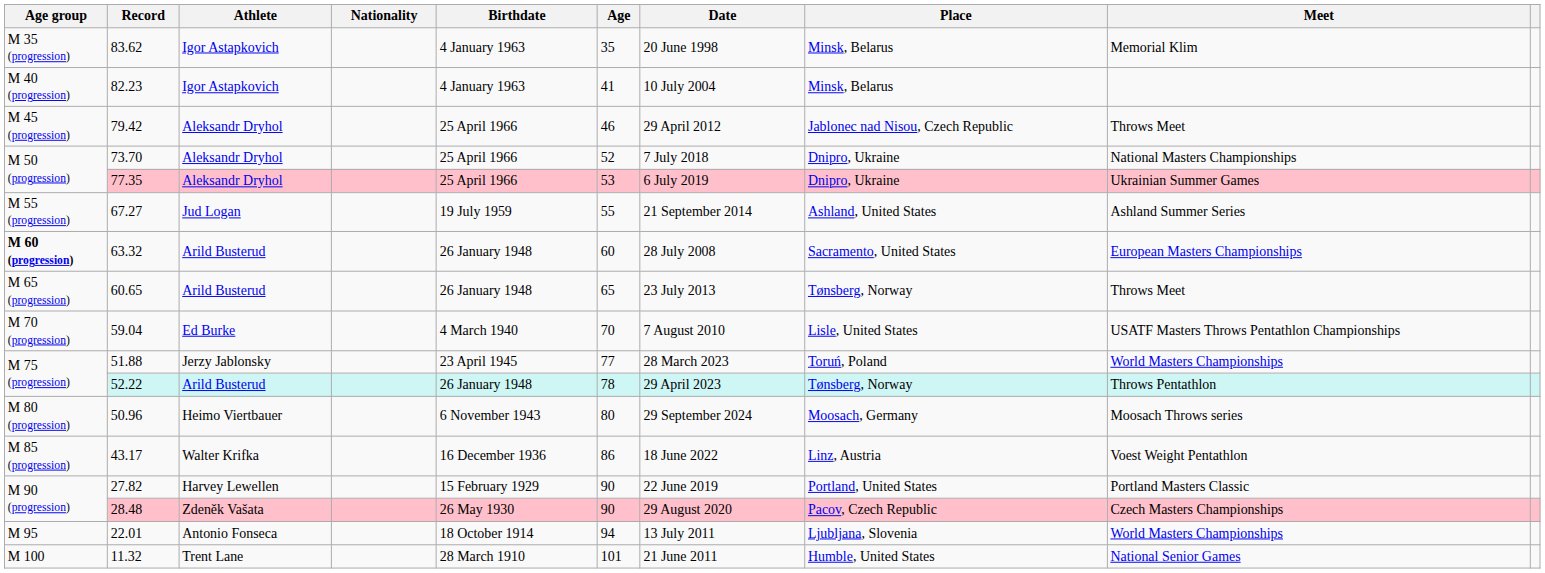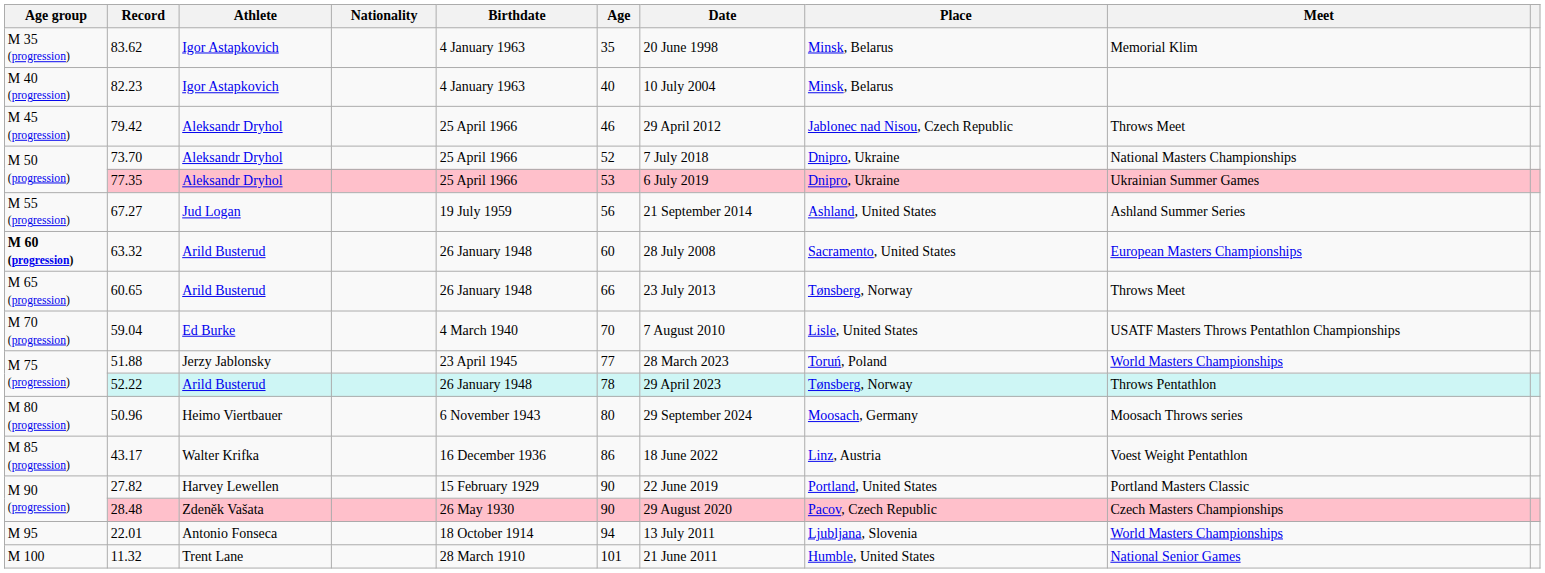(608, 87) 41 -> (608, 87) 40
(608, 212) 55 -> (608, 212) 56
(608, 291) 65 -> (608, 291) 66
